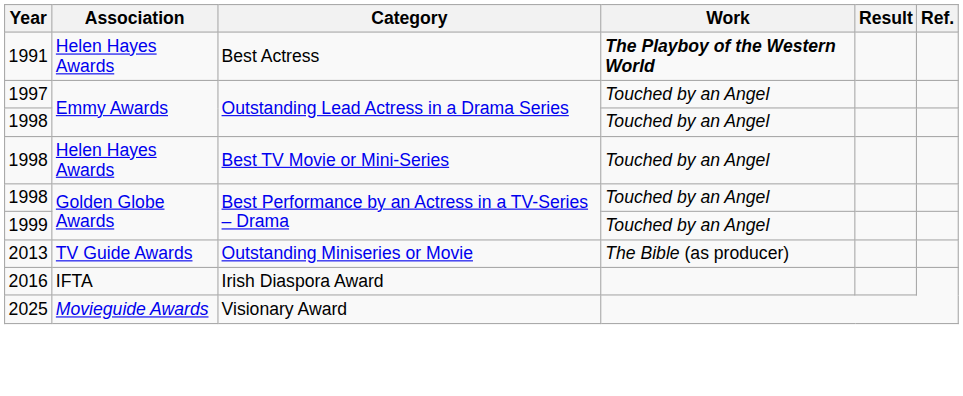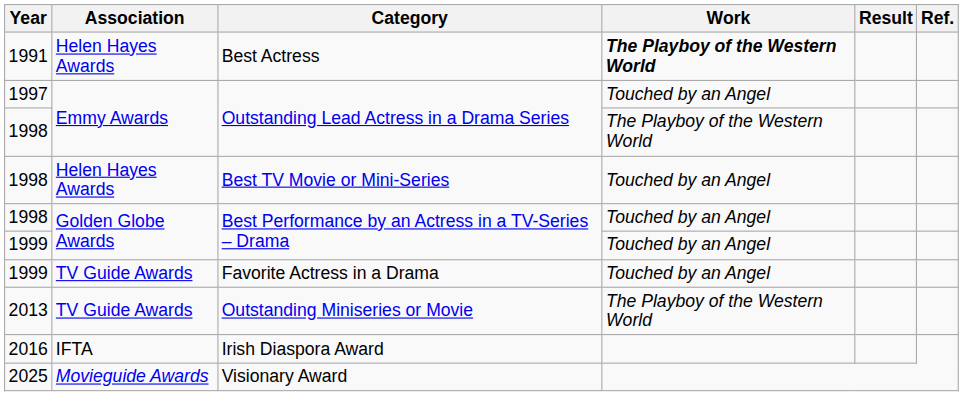(687, 121) Touched by an Angel -> (714, 131) The Playboy of the Western World
+ row: (28, 273)
(697, 253) The Bible (as producer) -> (714, 311) The Playboy of the Western World
